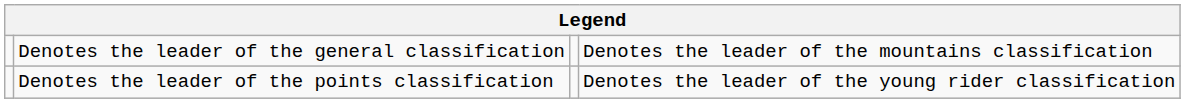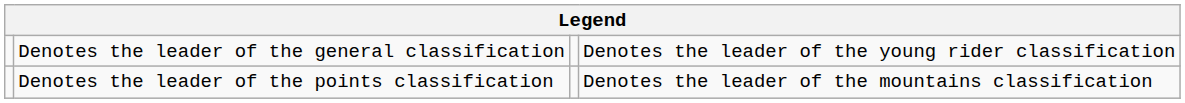(868, 51) Denotes the leader of the mountains classification -> (879, 51) Denotes the leader of the young rider classification
(879, 82) Denotes the leader of the young rider classification -> (868, 82) Denotes the leader of the mountains classification
